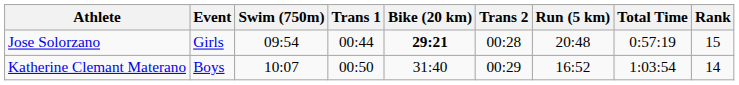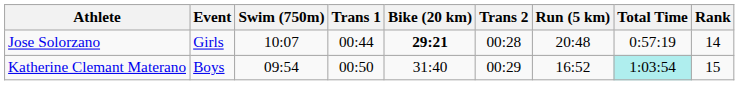(281, 42) 09:54 -> (281, 42) 10:07
(713, 42) 15 -> (713, 42) 14
(281, 67) 10:07 -> (281, 67) 09:54
(653, 67) no background -> (653, 67) paleturquoise background
(713, 67) 14 -> (713, 67) 15
